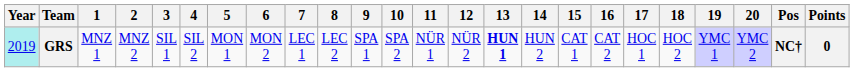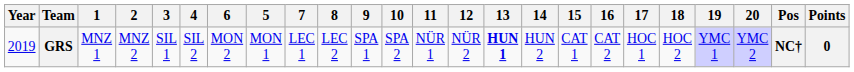columns swapped: (227, 15) <-> (266, 15)
(22, 46) paleturquoise background -> (22, 46) no background
